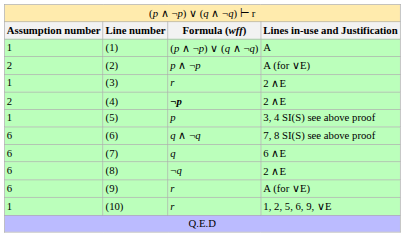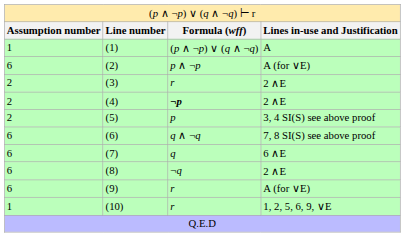(9, 65) 2 -> (9, 65) 6
(9, 83) 1 -> (9, 83) 2
(9, 118) 1 -> (9, 118) 2
